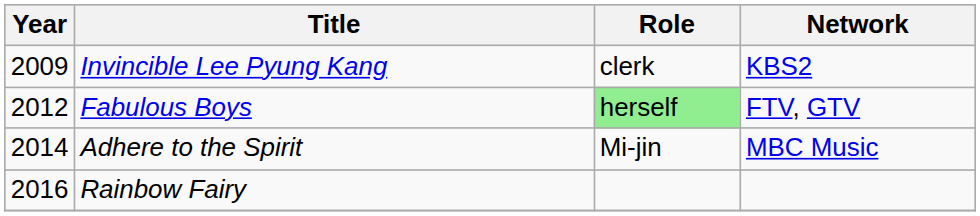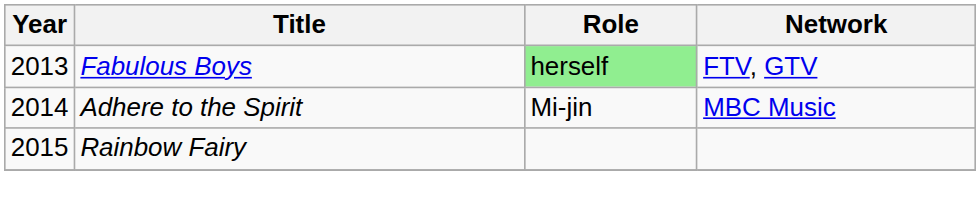- row: (234, 66)
(40, 107) 2012 -> (40, 66) 2013
(40, 189) 2016 -> (40, 148) 2015
